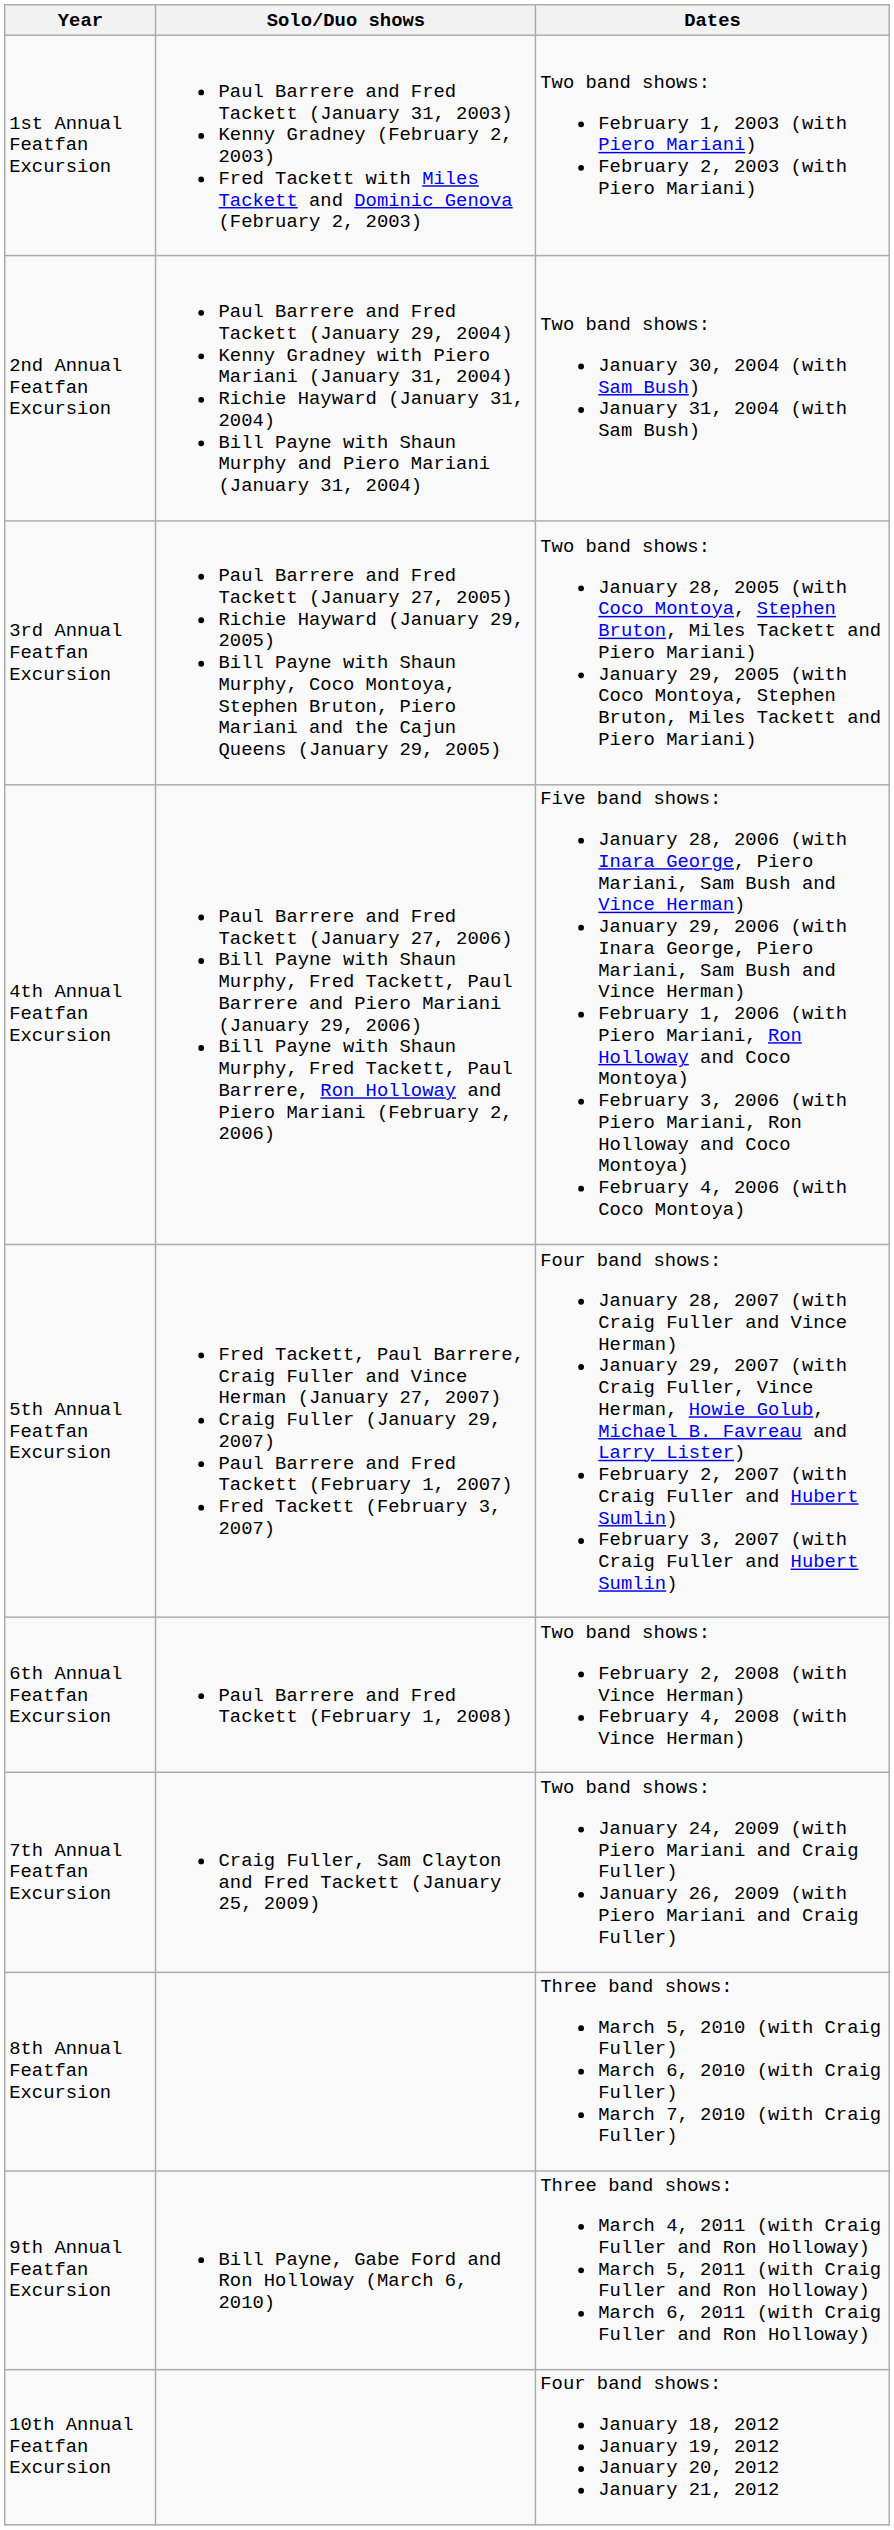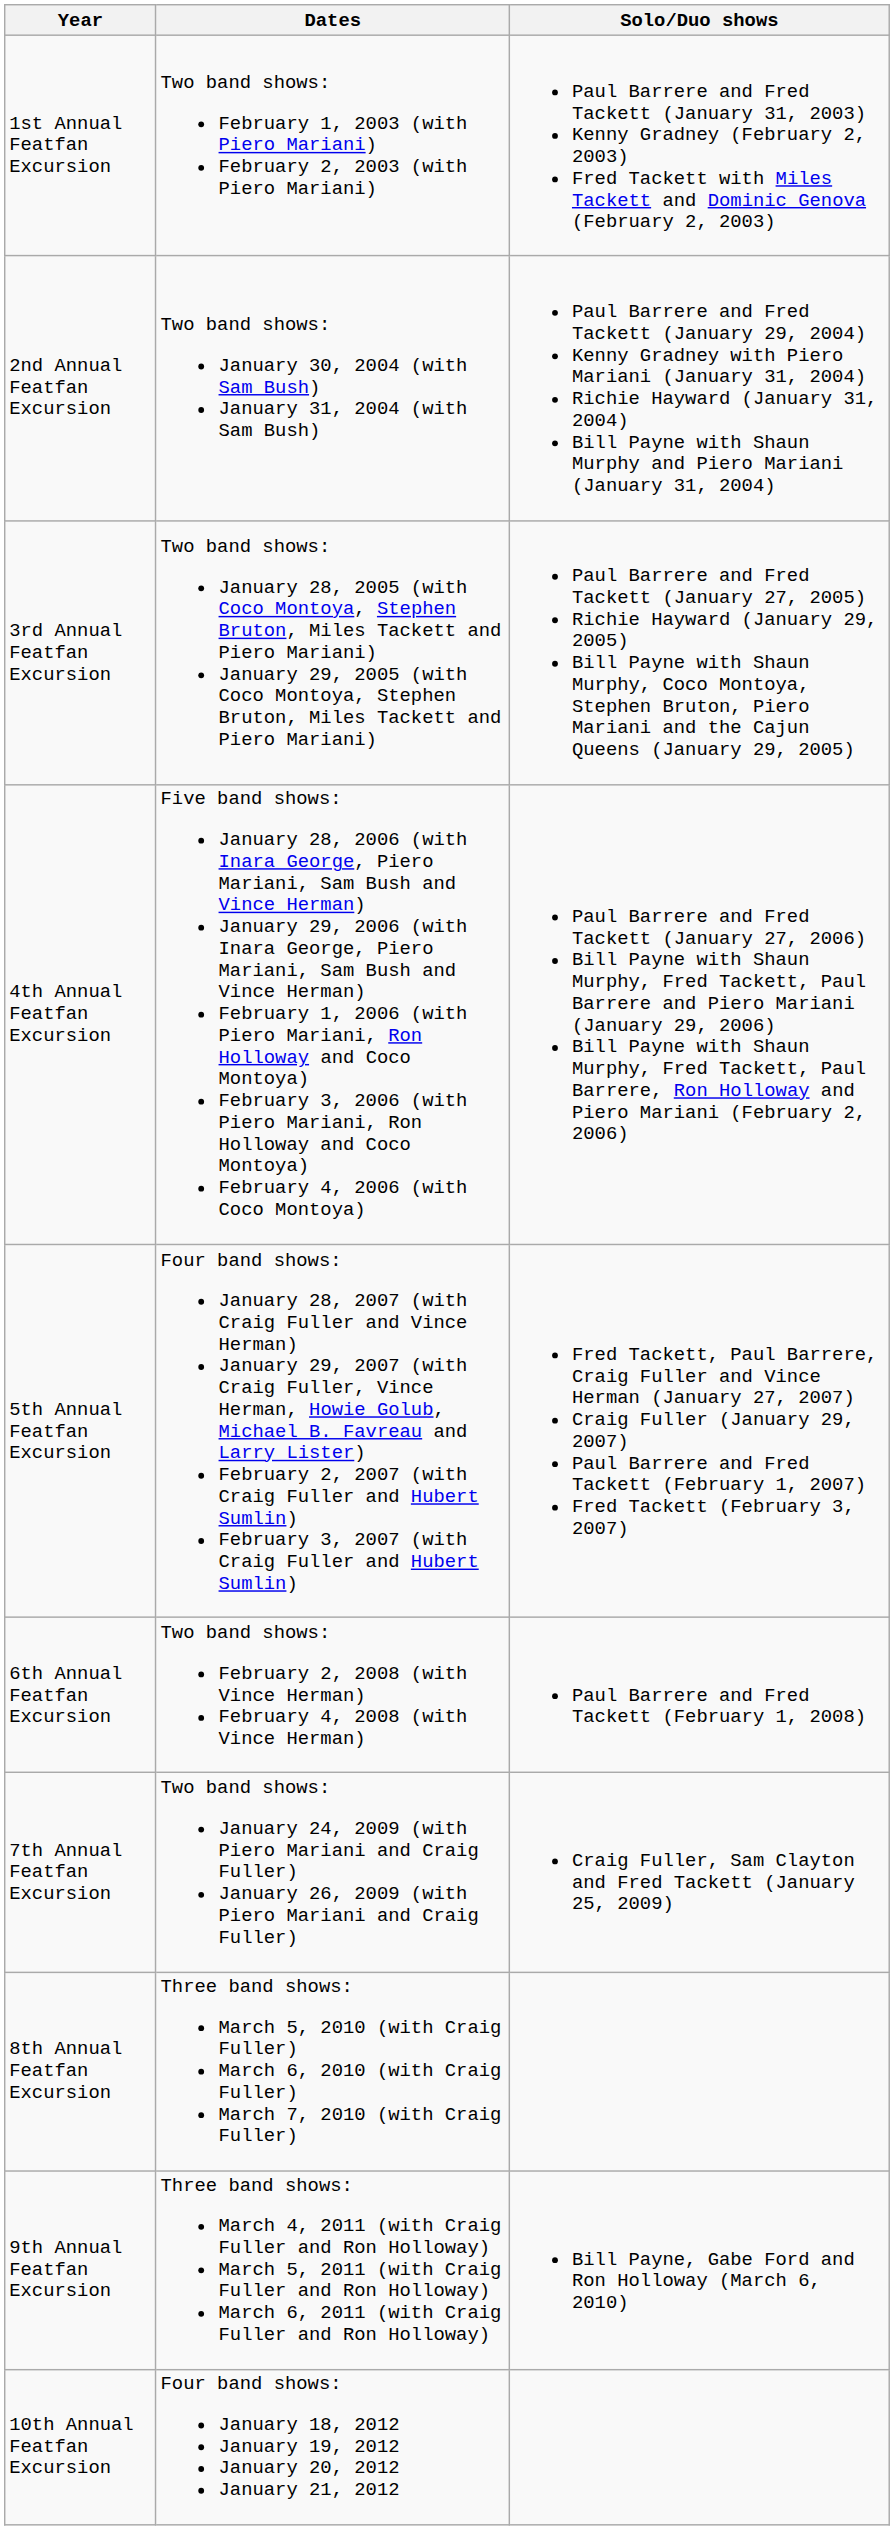columns swapped: (713, 20) <-> (346, 20)
